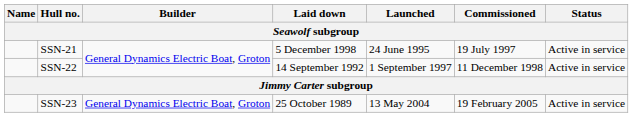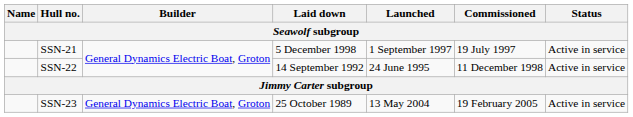(399, 49) 24 June 1995 -> (410, 49) 1 September 1997
(410, 67) 1 September 1997 -> (399, 67) 24 June 1995
